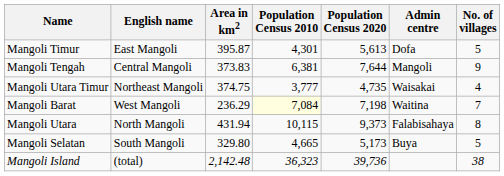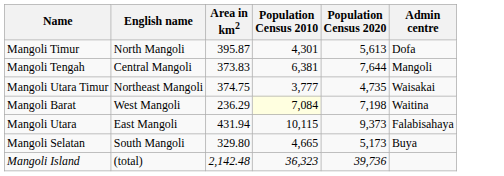- column: (478, 22)
(146, 49) East Mangoli -> (149, 49) North Mangoli
(149, 124) North Mangoli -> (146, 124) East Mangoli
